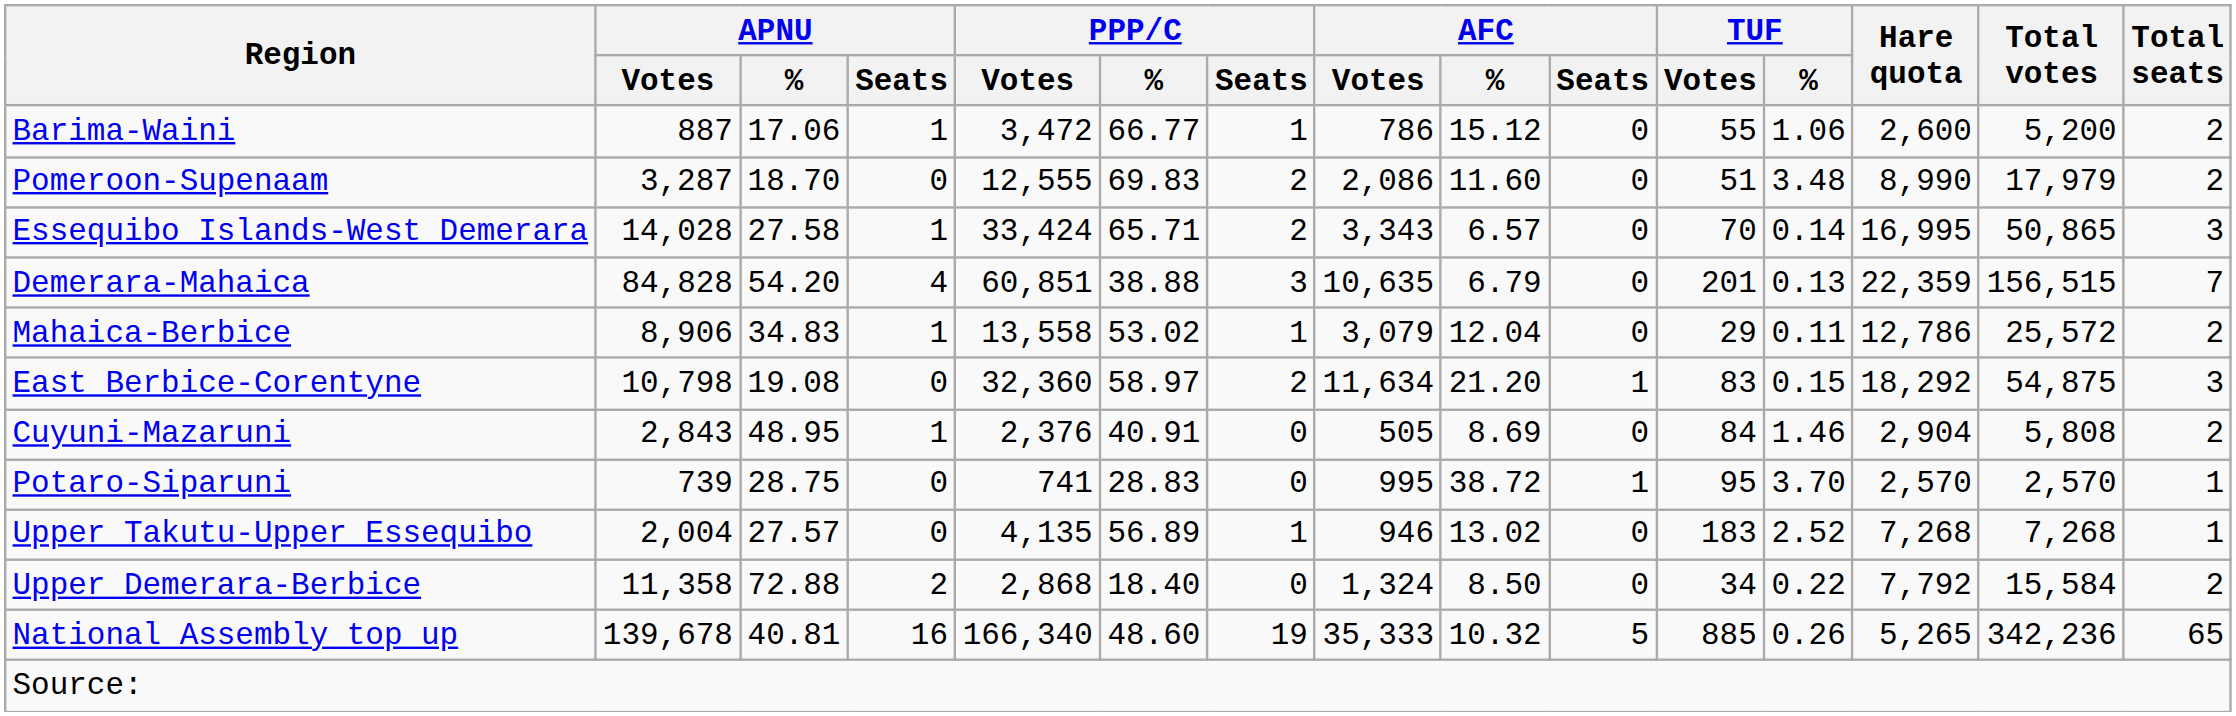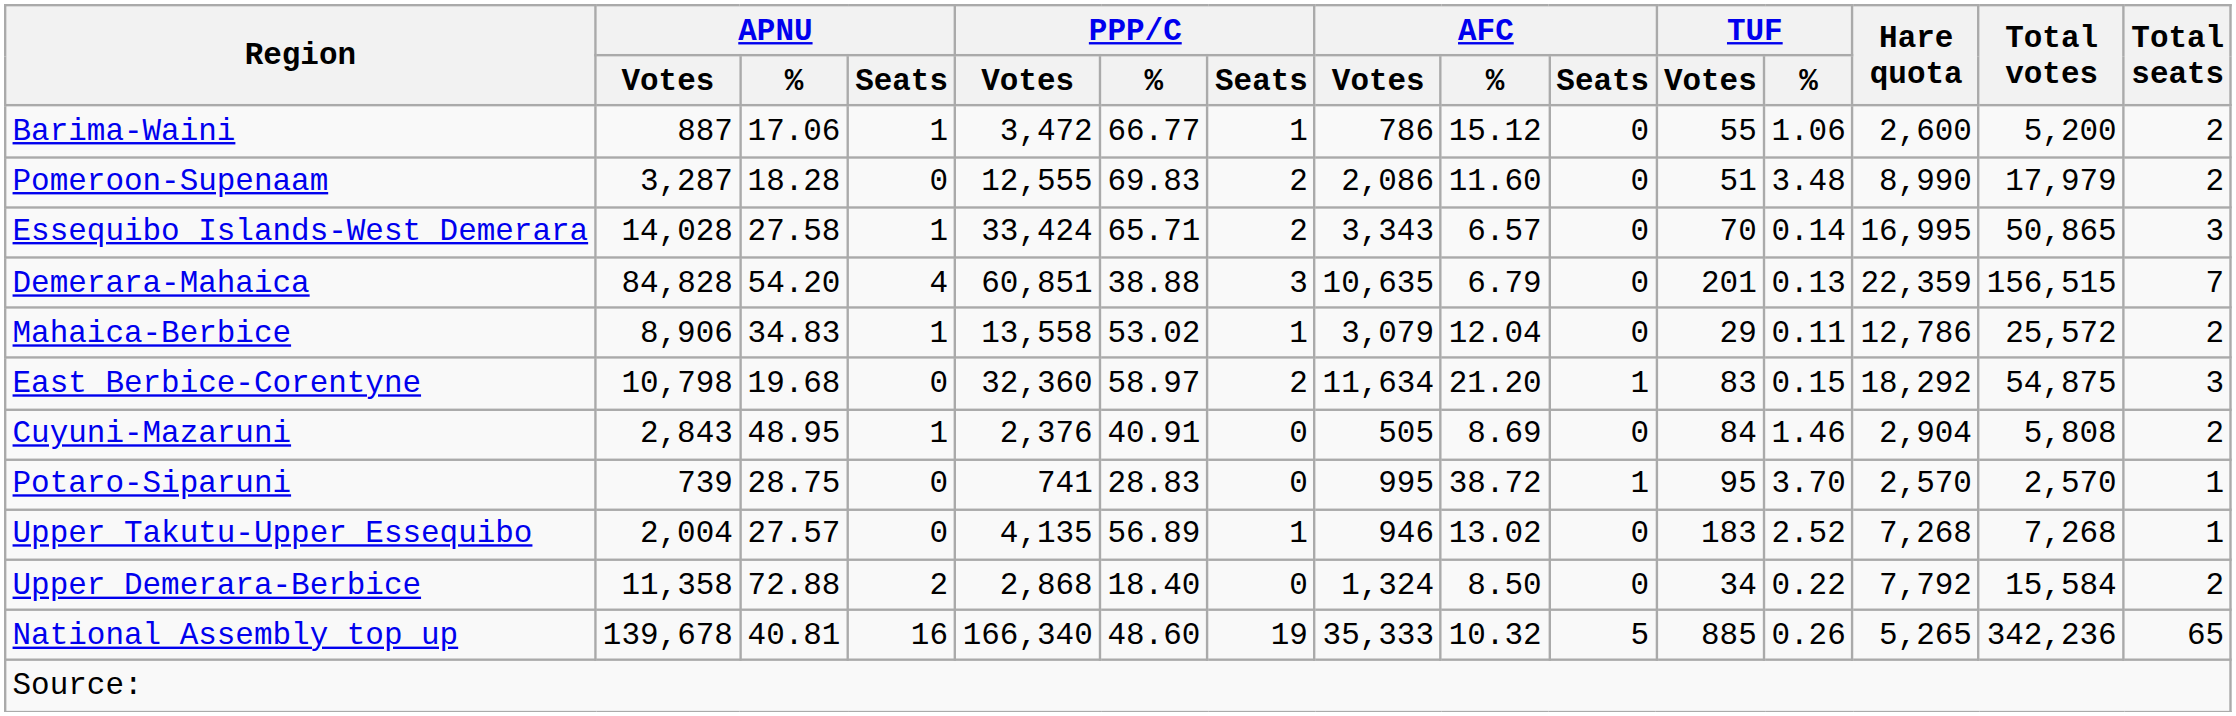(794, 182) 18.70 -> (794, 182) 18.28
(794, 383) 19.08 -> (794, 383) 19.68
